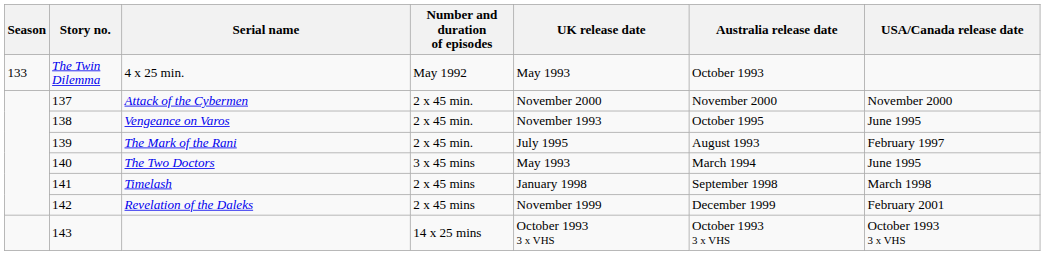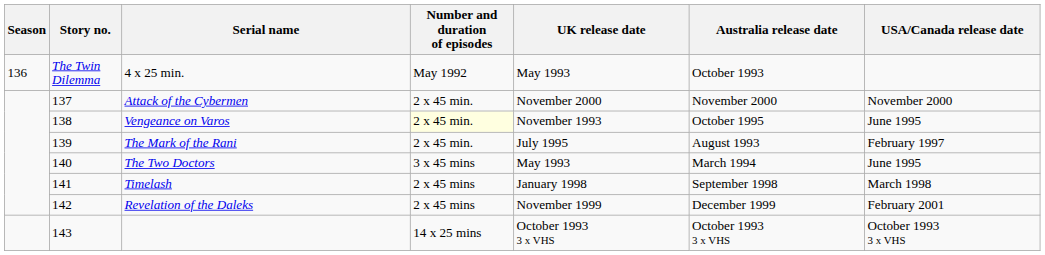(17, 72) 133 -> (17, 72) 136
(443, 121) no background -> (443, 121) lightyellow background
